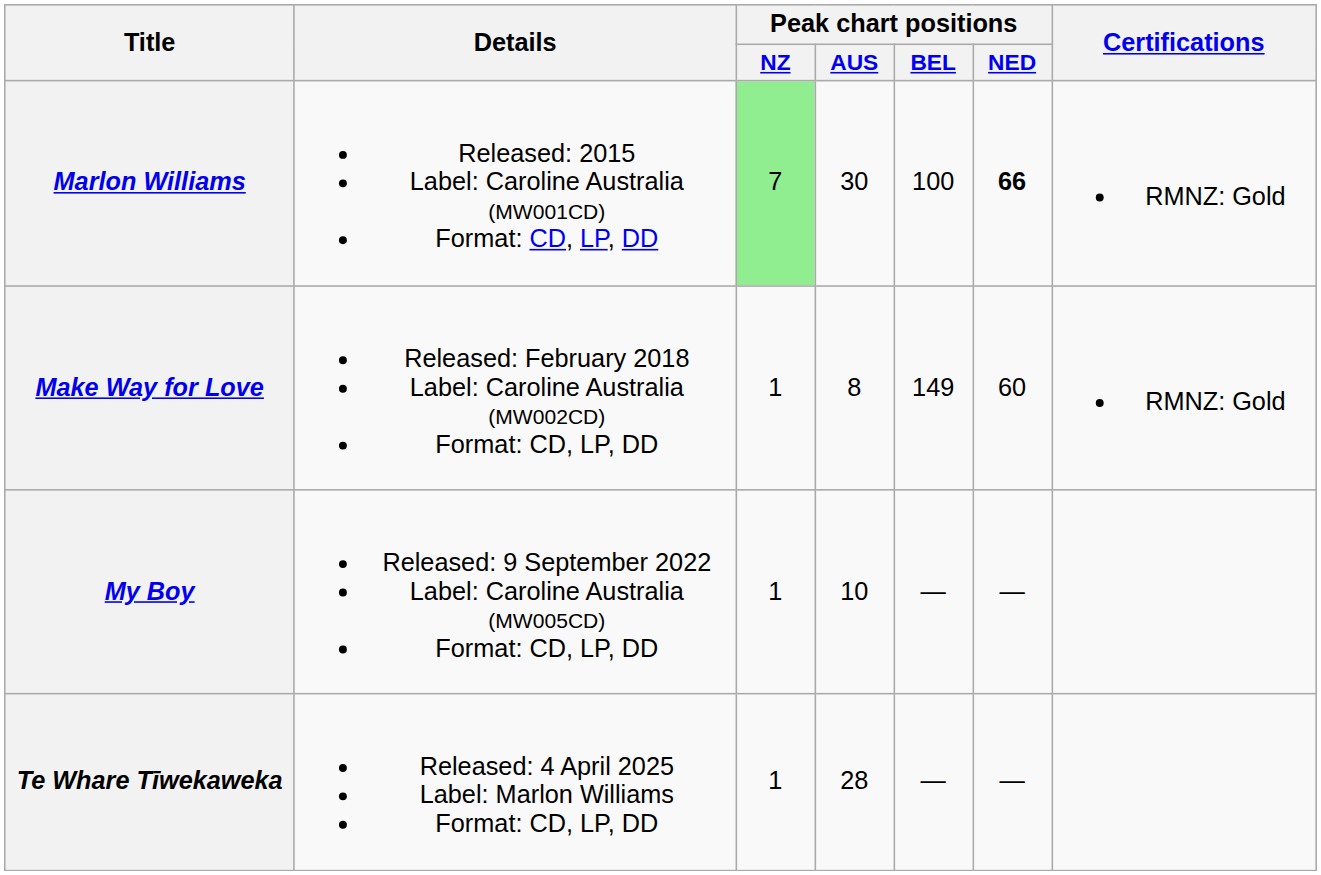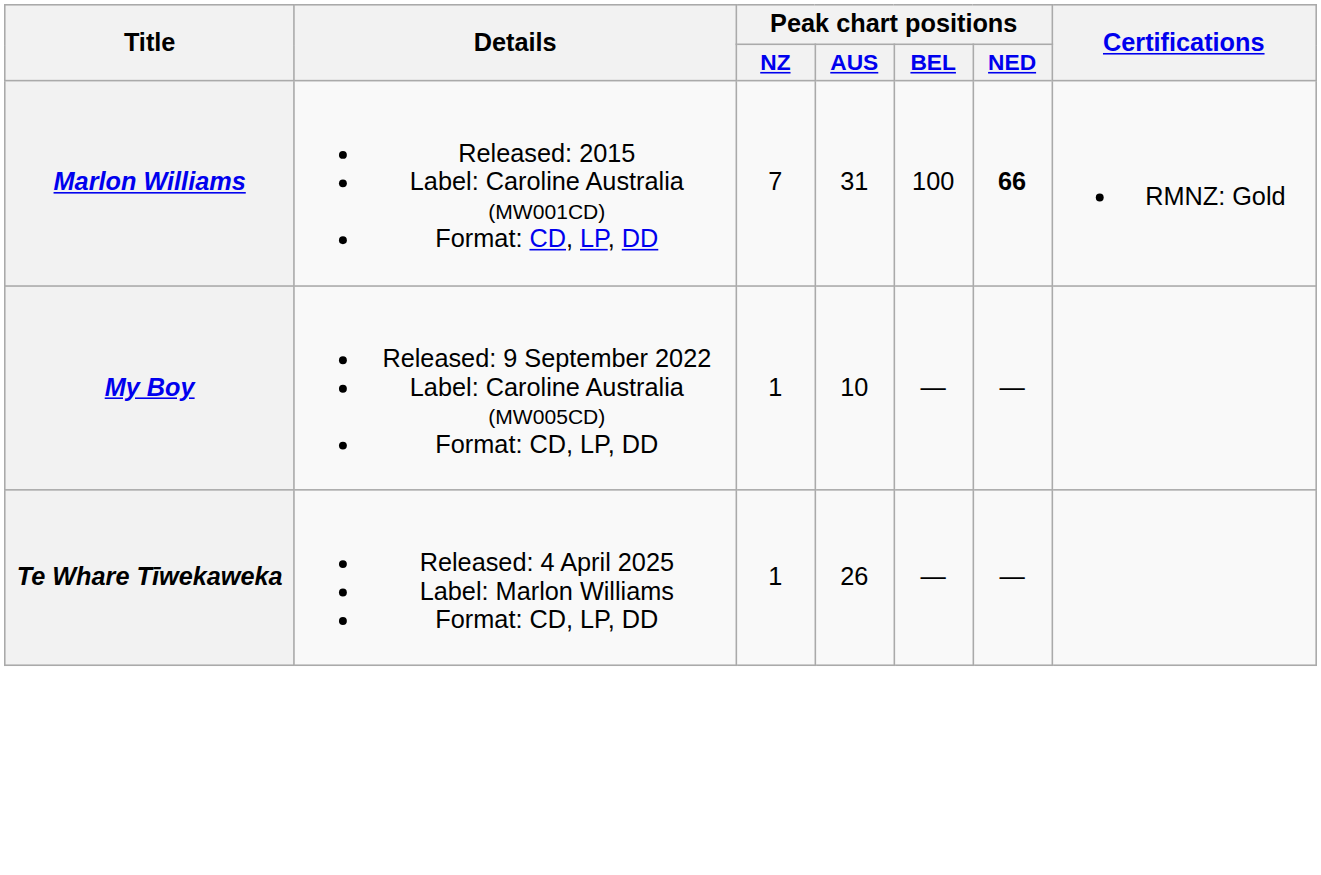(775, 182) lightgreen background -> (775, 182) no background
(854, 182) 30 -> (854, 182) 31
- row: (150, 387)
(854, 781) 28 -> (854, 577) 26
